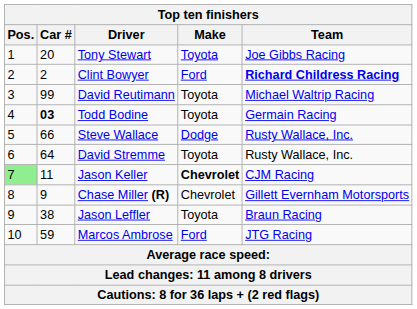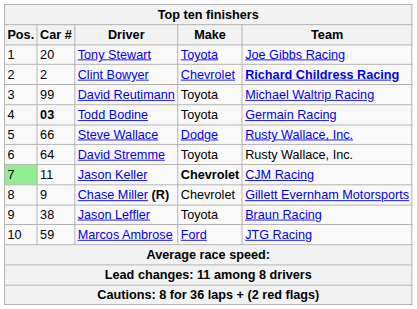(194, 75) Ford -> (208, 75) Chevrolet
